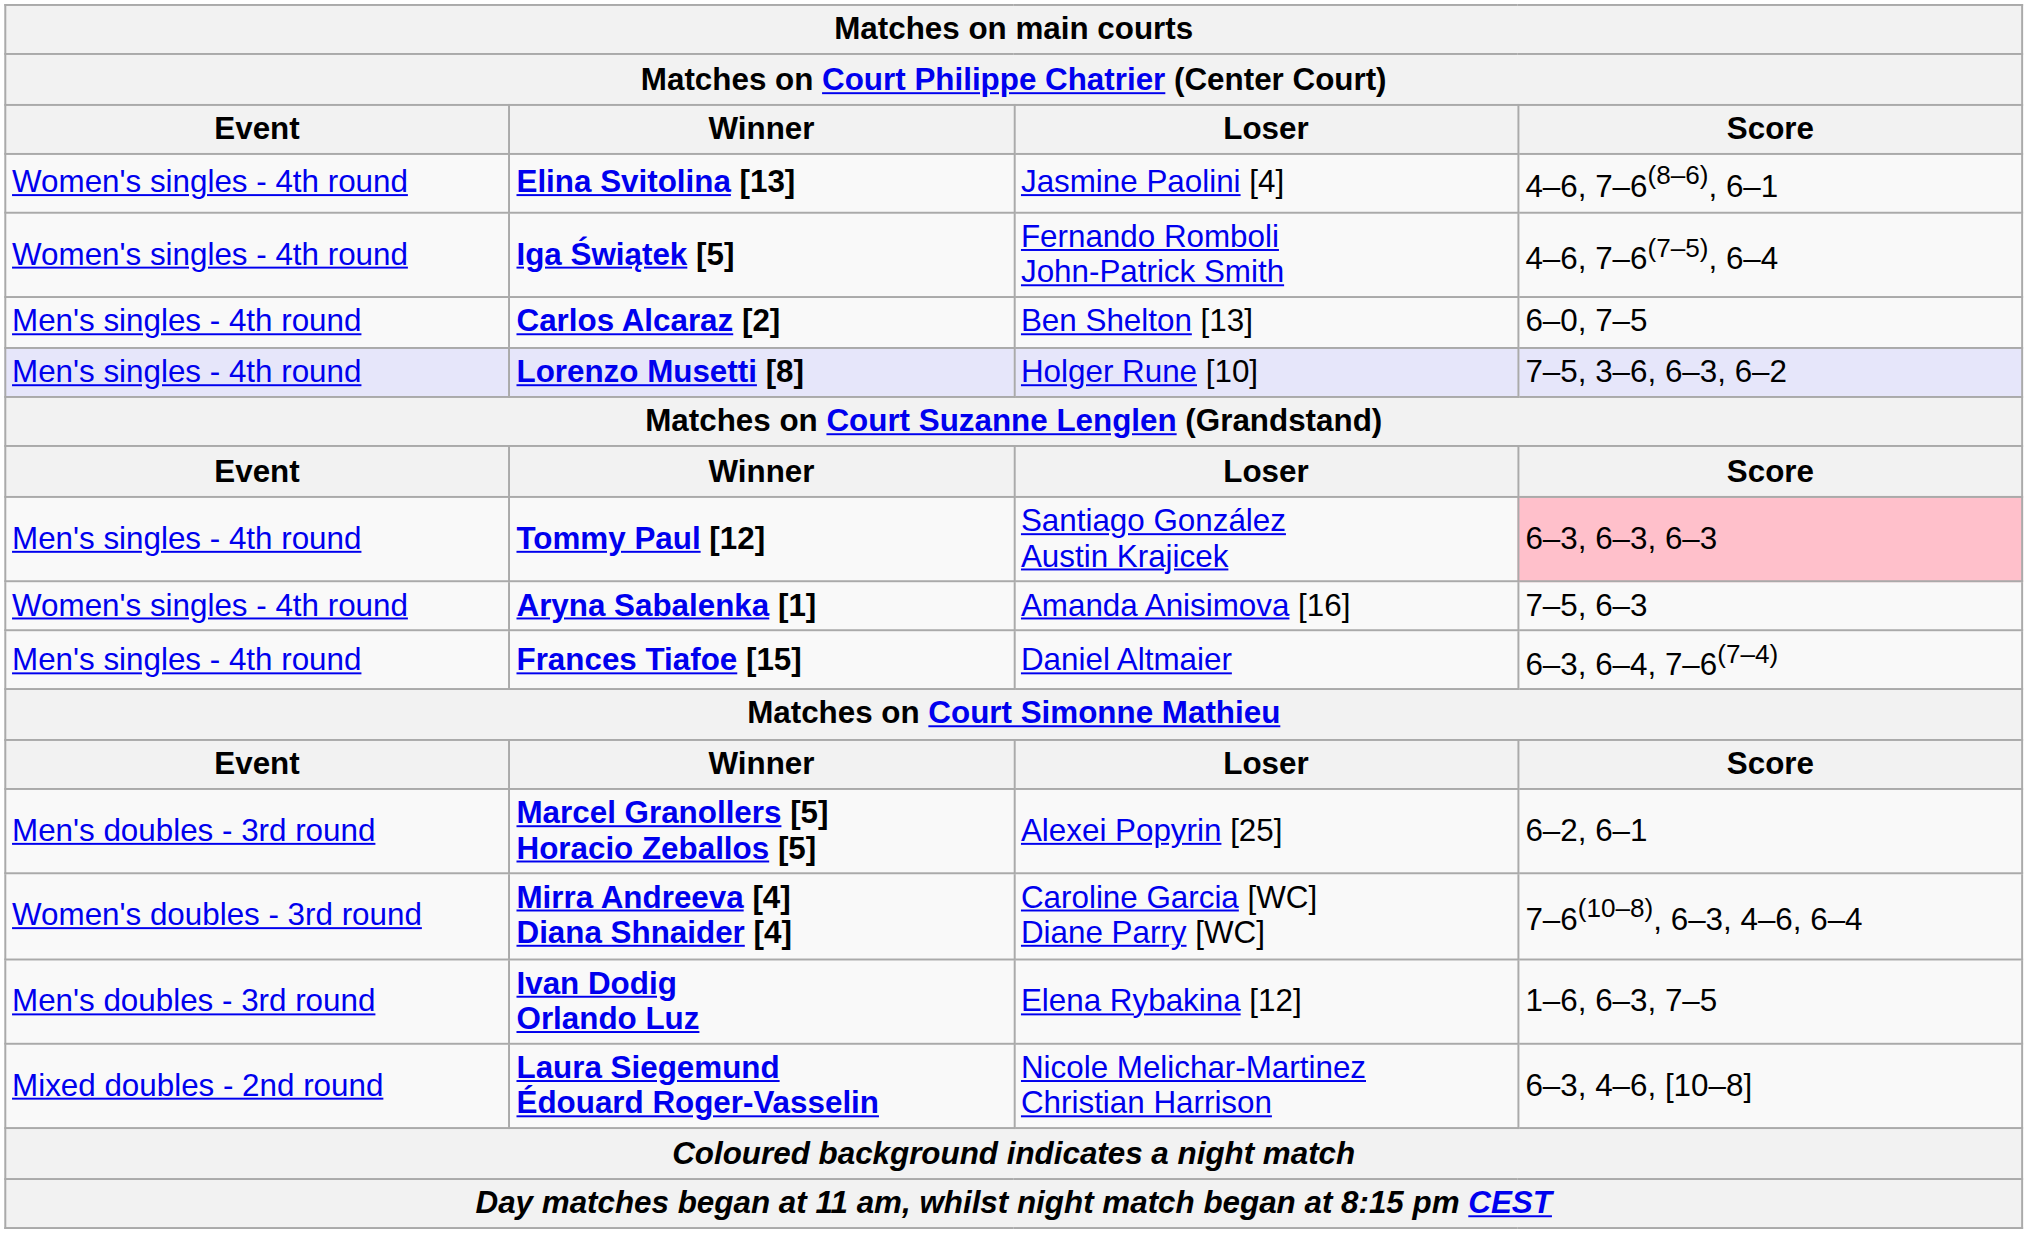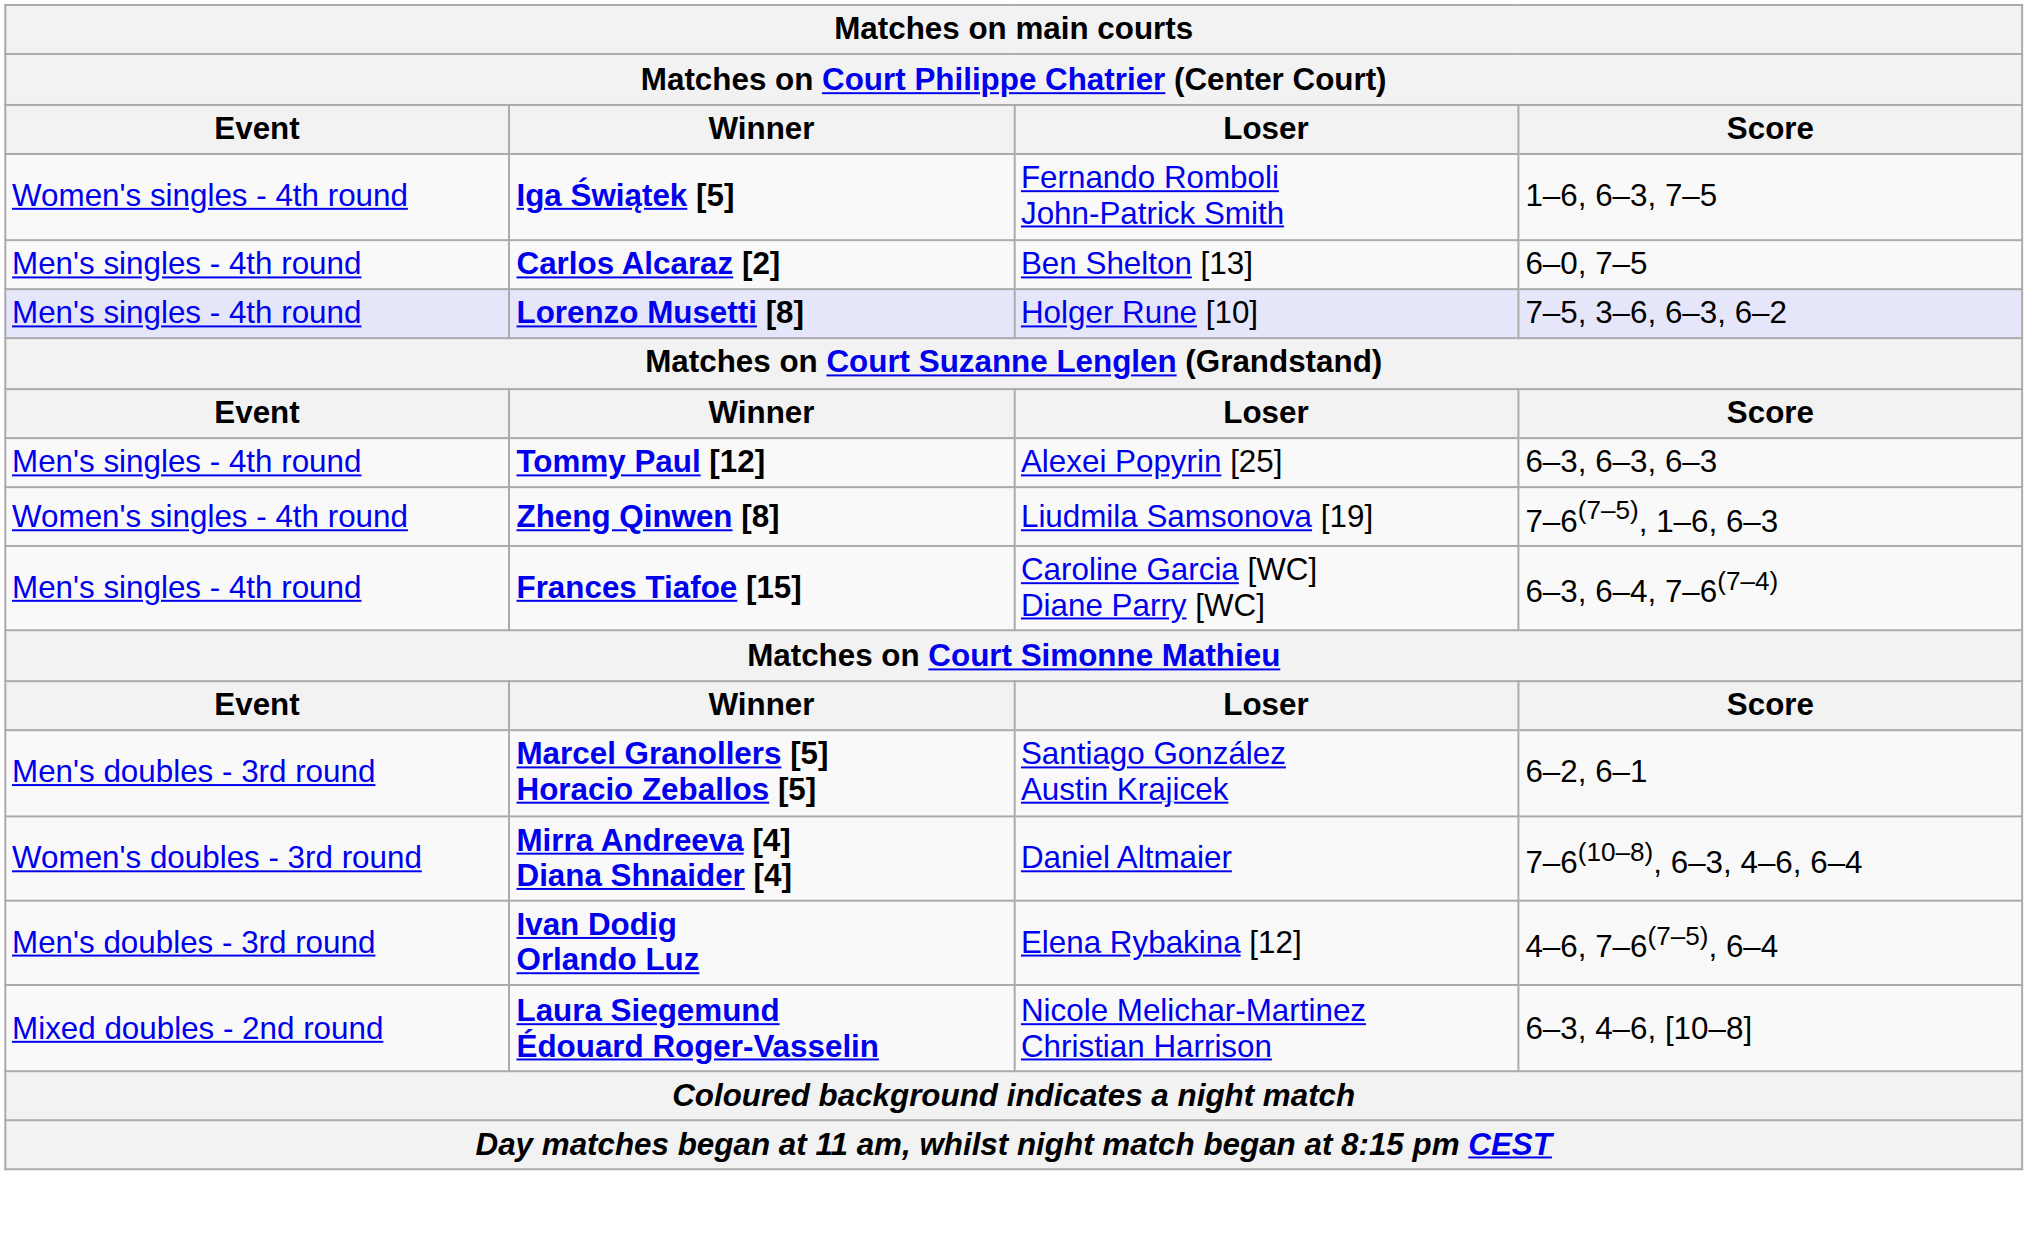- row: (656, 182)
(1652, 254) 4–6, 7–6(7–5), 6–4 -> (1621, 196) 1–6, 6–3, 7–5
(1153, 538) Santiago González Austin Krajicek -> (1152, 462) Alexei Popyrin [25]
(1621, 538) pink background -> (1621, 462) no background
+ row: (648, 516)
- row: (666, 605)
(1126, 659) Daniel Altmaier -> (1169, 588) Caroline Garcia [WC] Diane Parry [WC]
(1152, 830) Alexei Popyrin [25] -> (1153, 772) Santiago González Austin Krajicek
(1169, 915) Caroline Garcia [WC] Diane Parry [WC] -> (1126, 857) Daniel Altmaier
(1621, 1000) 1–6, 6–3, 7–5 -> (1652, 942) 4–6, 7–6(7–5), 6–4
